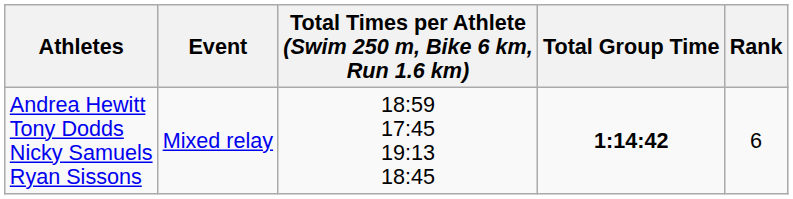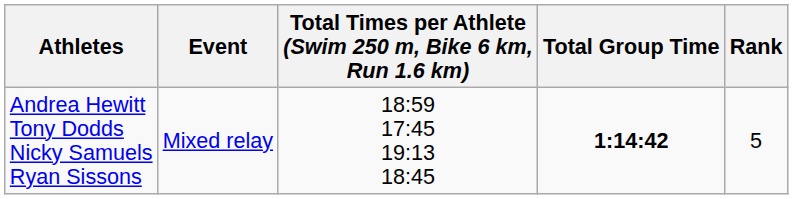(756, 140) 6 -> (756, 140) 5
